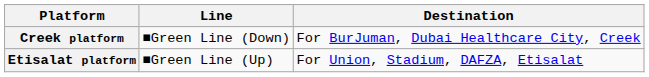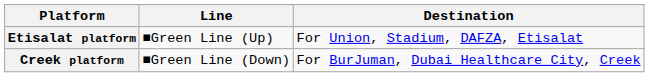rows swapped: (72, 60) <-> (72, 38)
